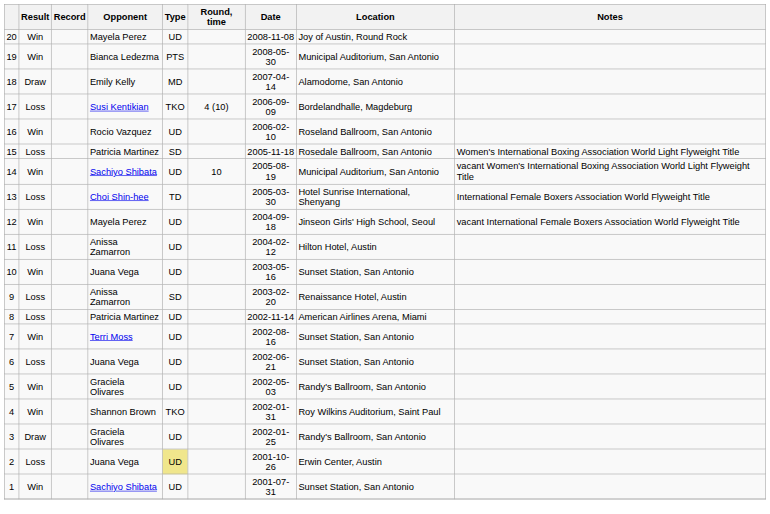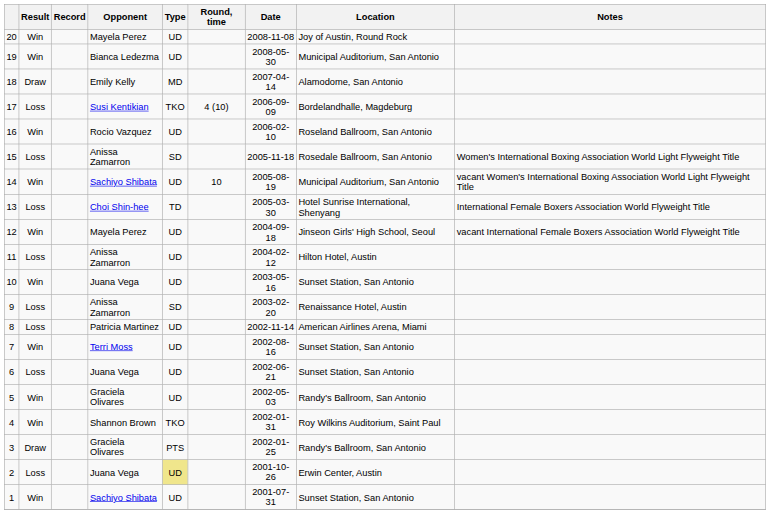(175, 57) PTS -> (175, 57) UD
(124, 152) Patricia Martinez -> (110, 157) Anissa Zamarron
(175, 437) UD -> (175, 447) PTS
